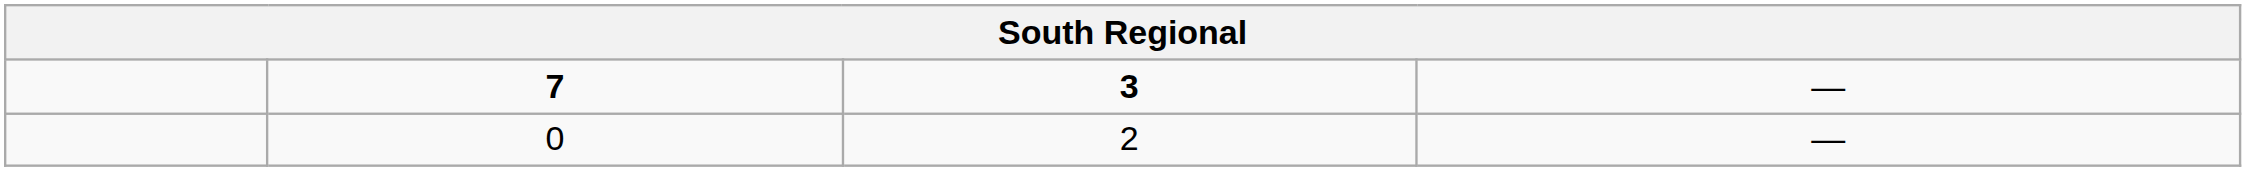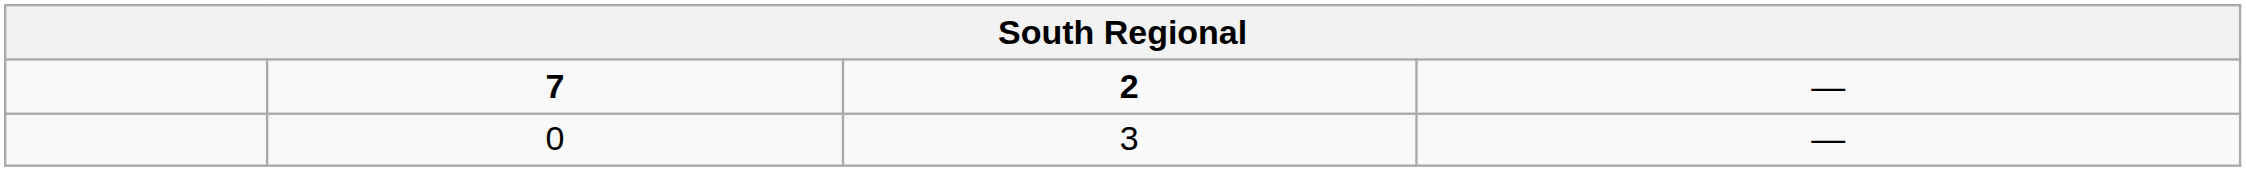(1129, 86) 3 -> (1129, 86) 2
(1129, 140) 2 -> (1129, 140) 3
